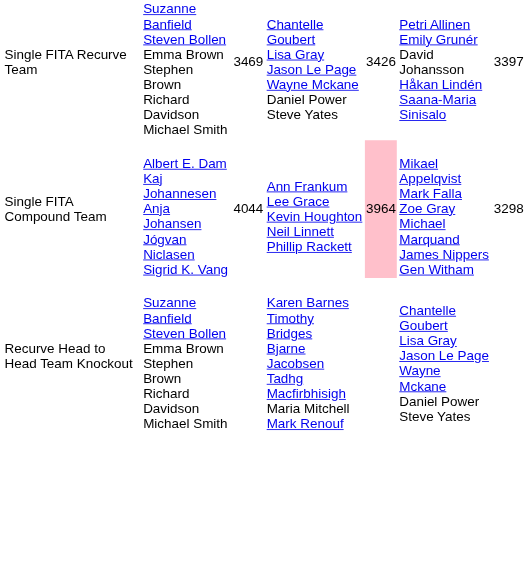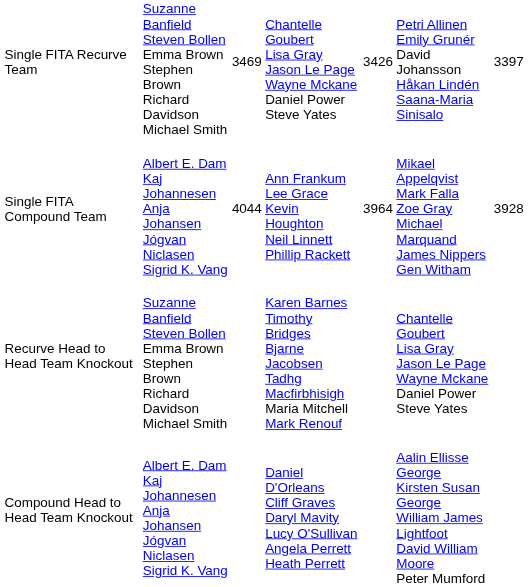(381, 209) pink background -> (378, 209) no background
(509, 209) 3298 -> (509, 209) 3928
+ row: (69, 510)
